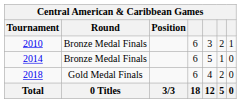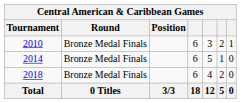(105, 75) Gold Medal Finals -> (105, 75) Bronze Medal Finals
